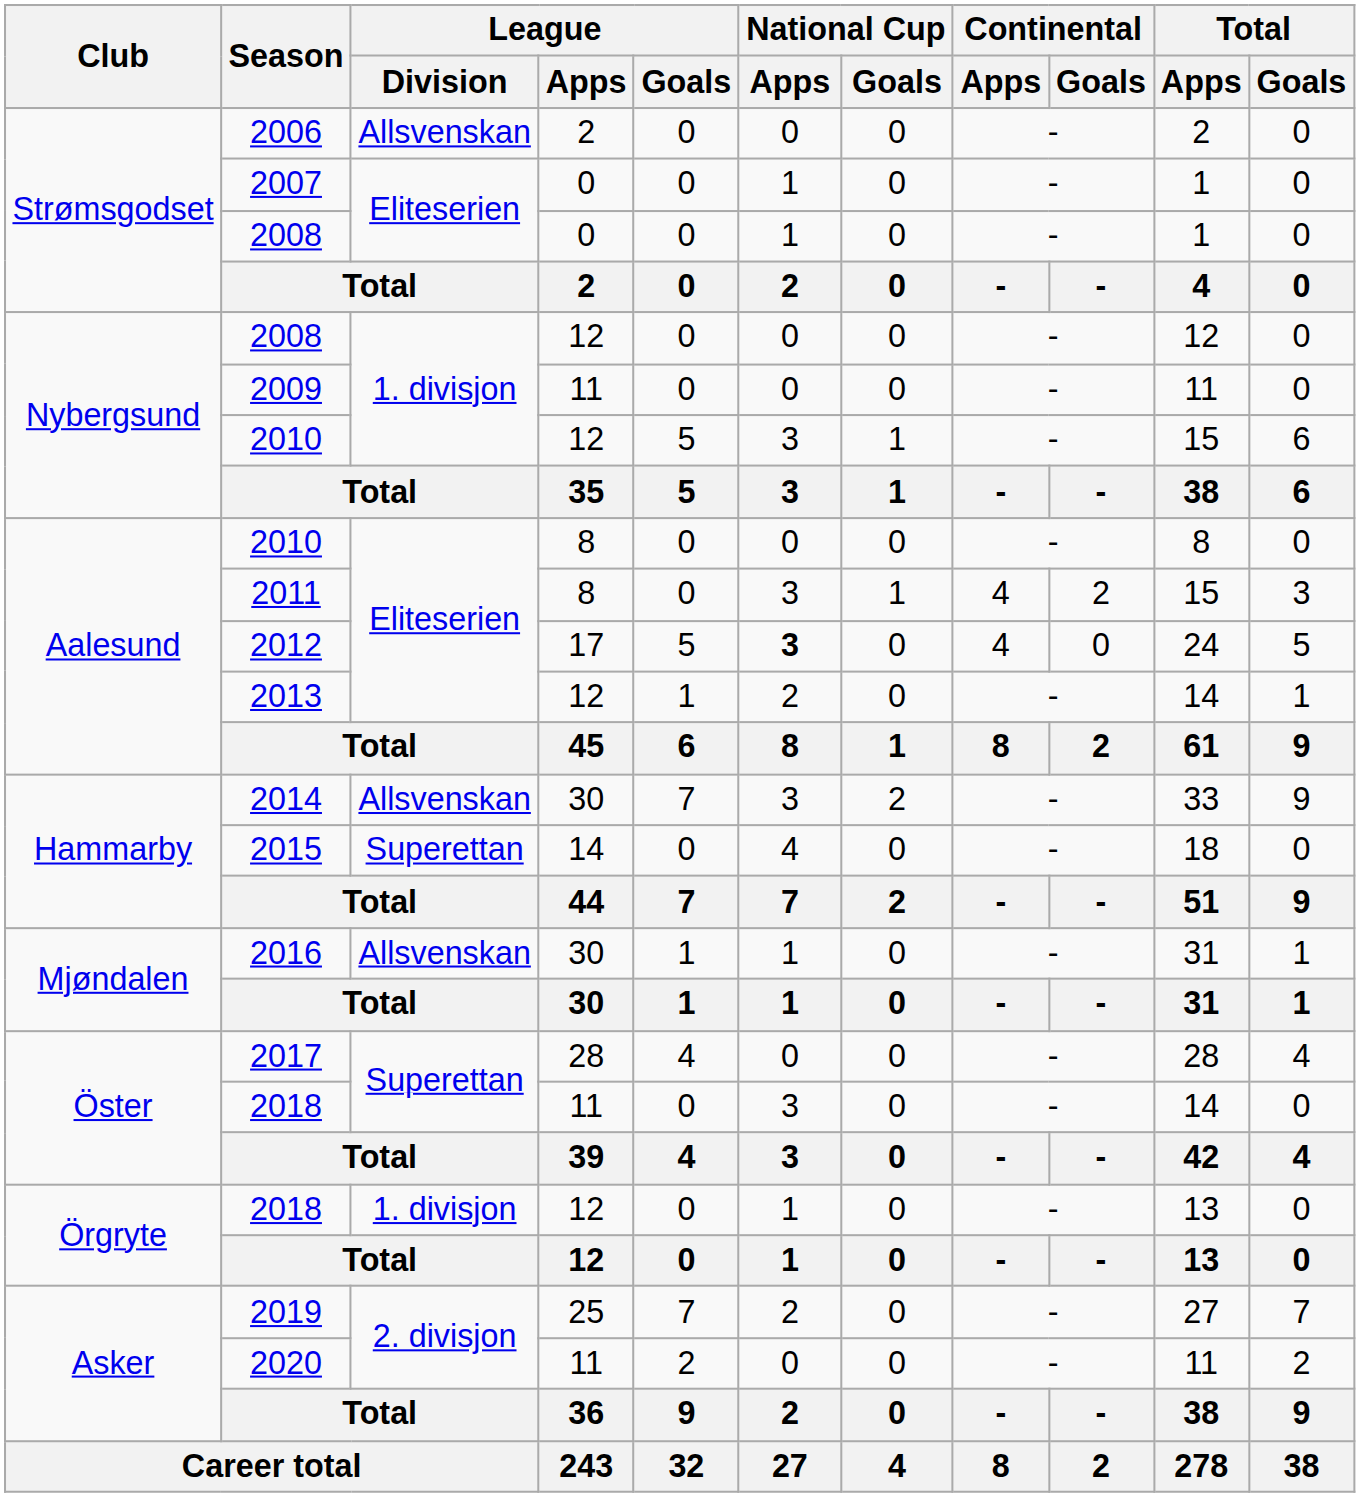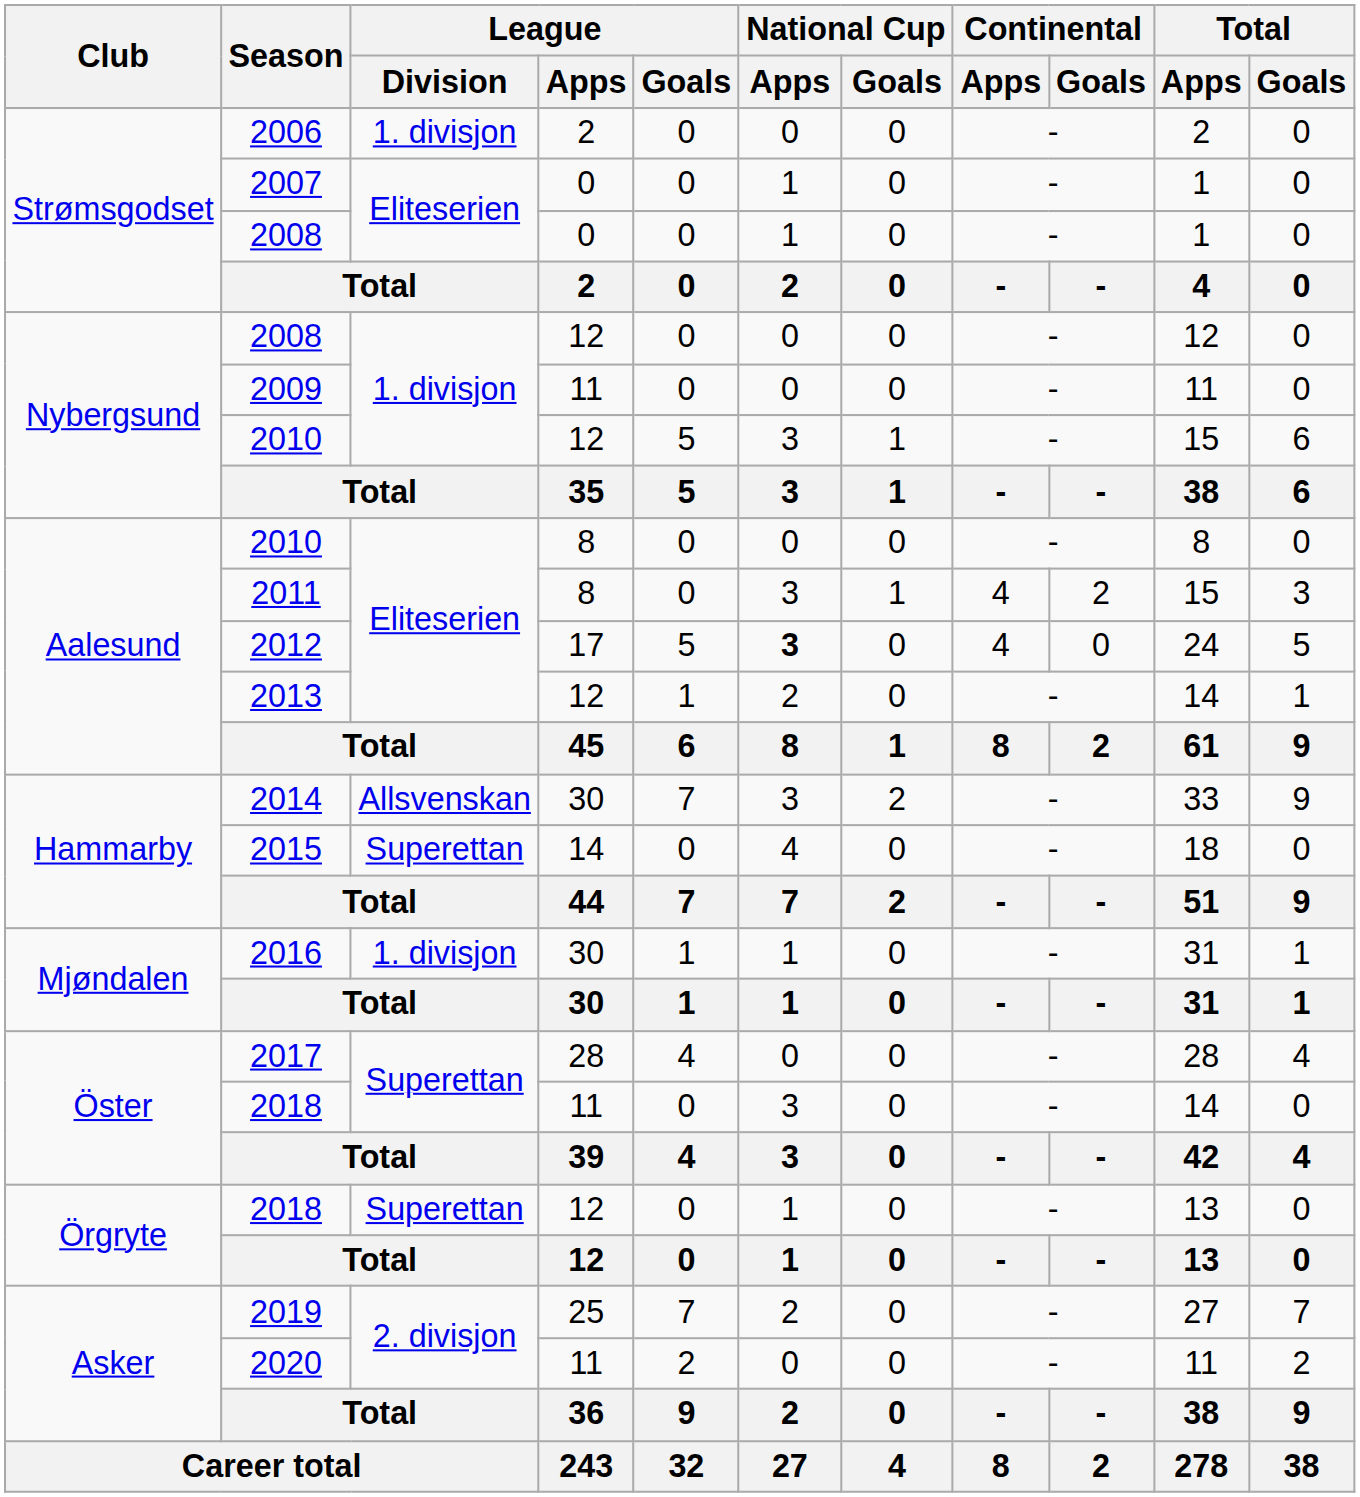(445, 132) Allsvenskan -> (445, 132) 1. divisjon
(445, 952) Allsvenskan -> (445, 952) 1. divisjon
(445, 1209) 1. divisjon -> (445, 1209) Superettan
